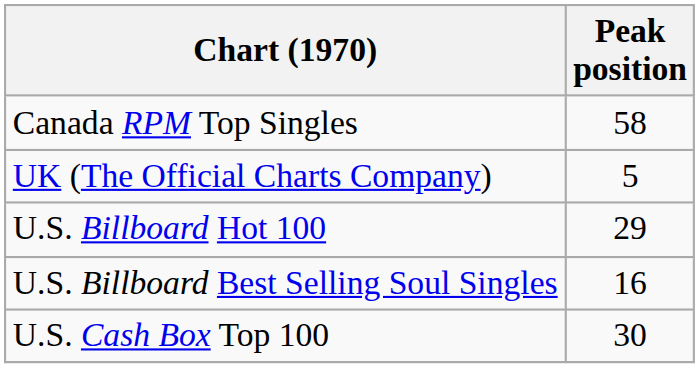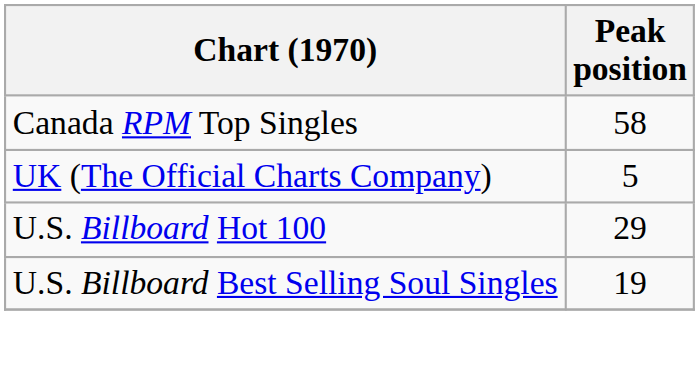(630, 282) 16 -> (630, 282) 19
- row: (171, 335)
